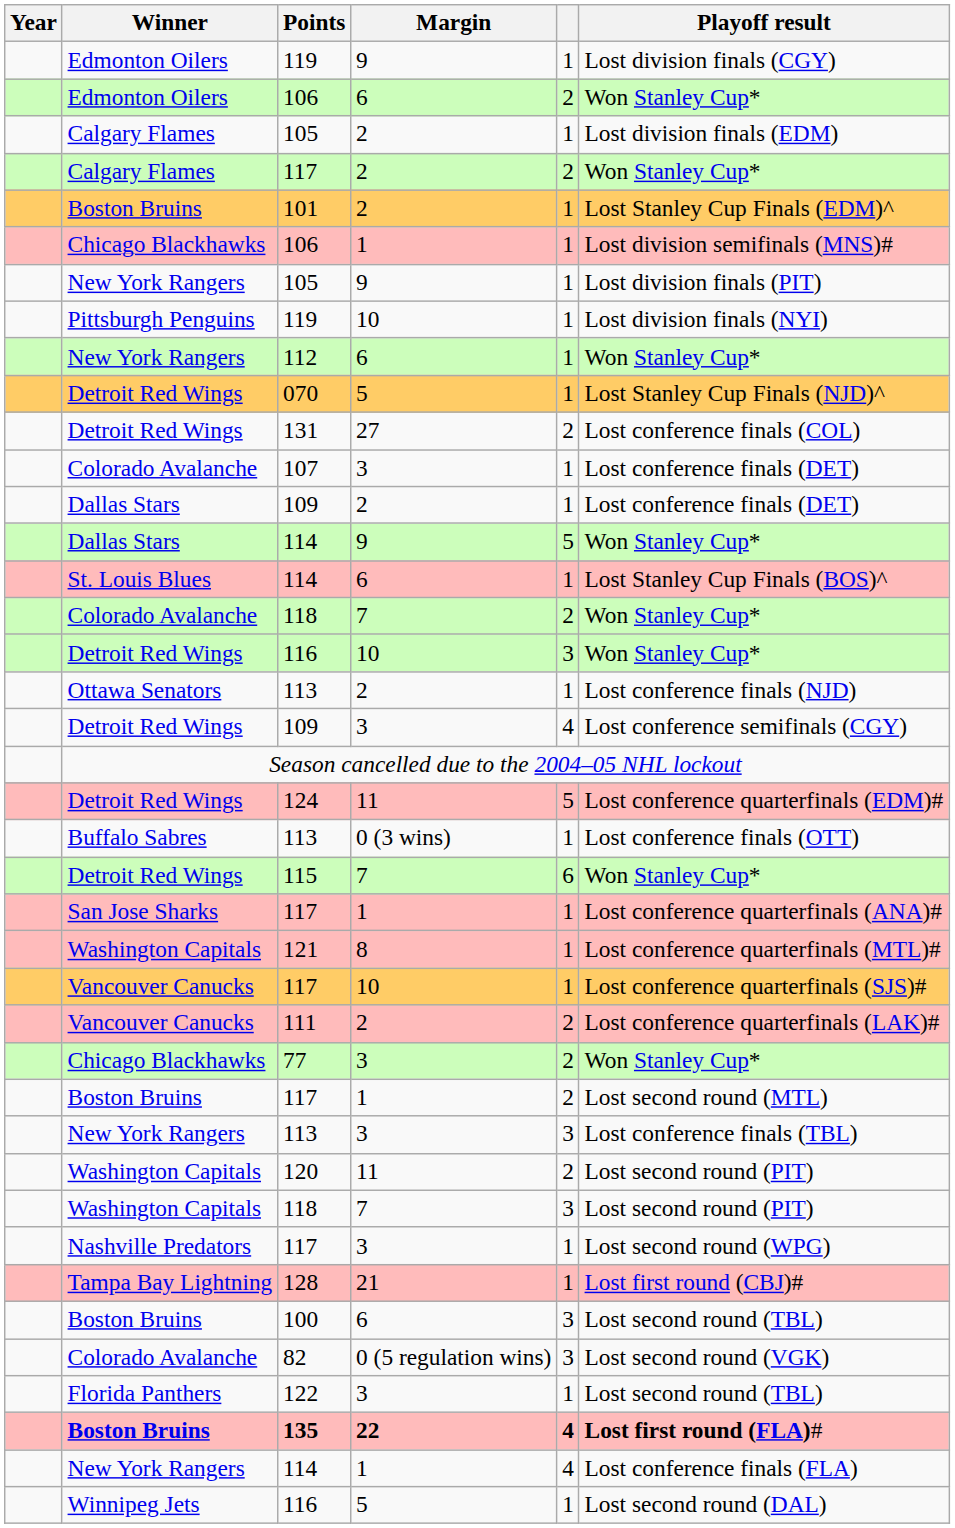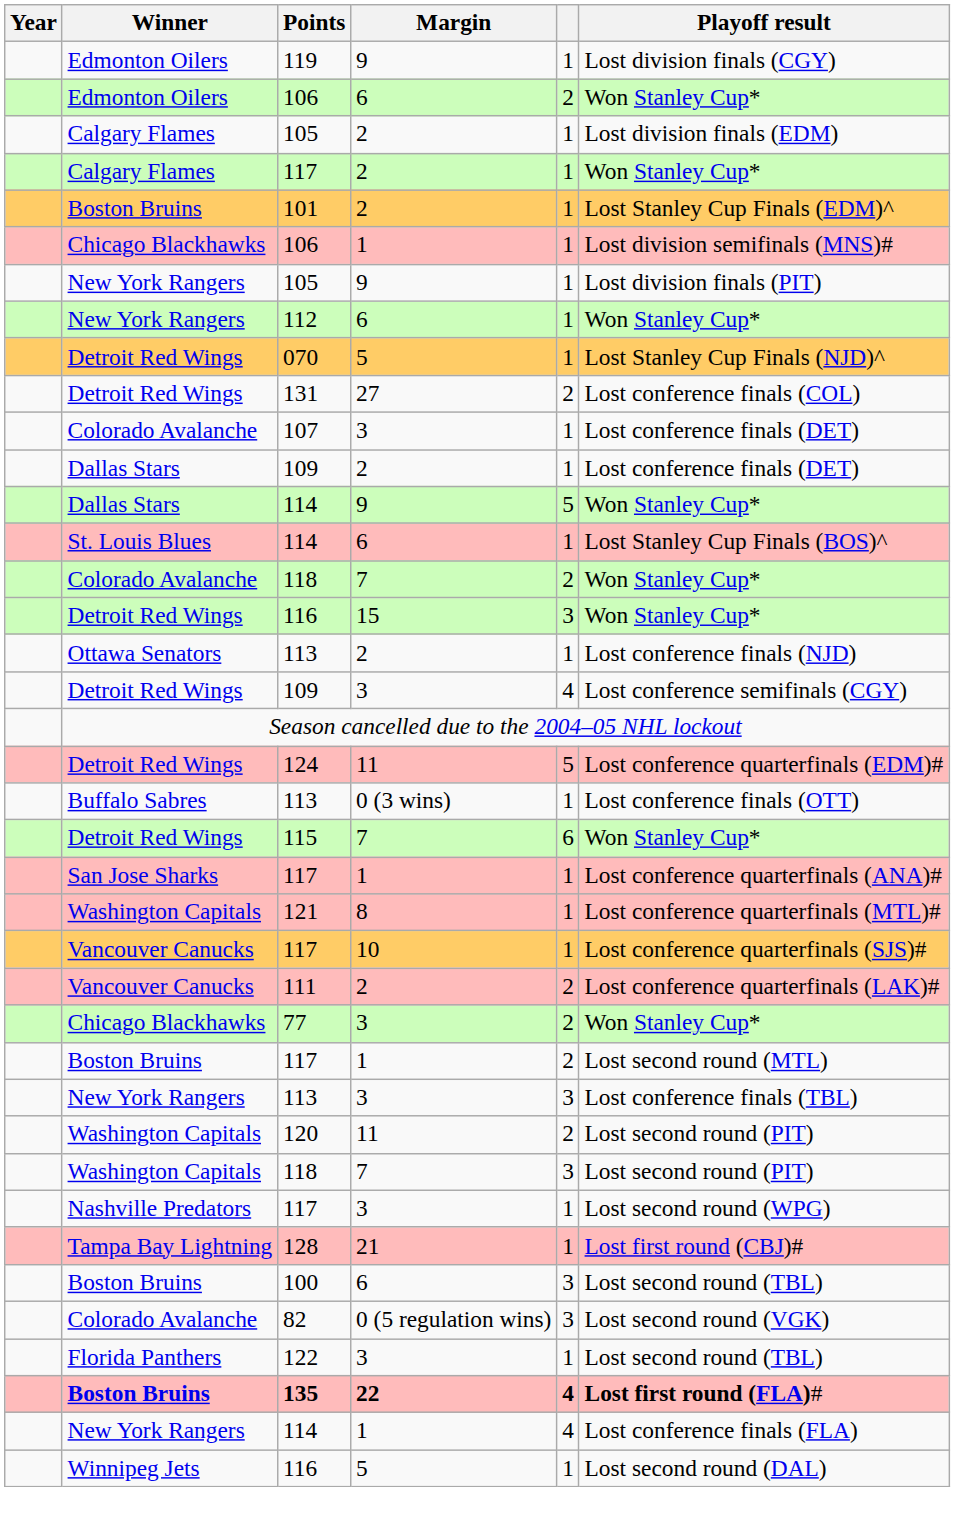(568, 171) 2 -> (568, 171) 1
- row: (161, 319)
(368, 652) 10 -> (368, 615) 15
